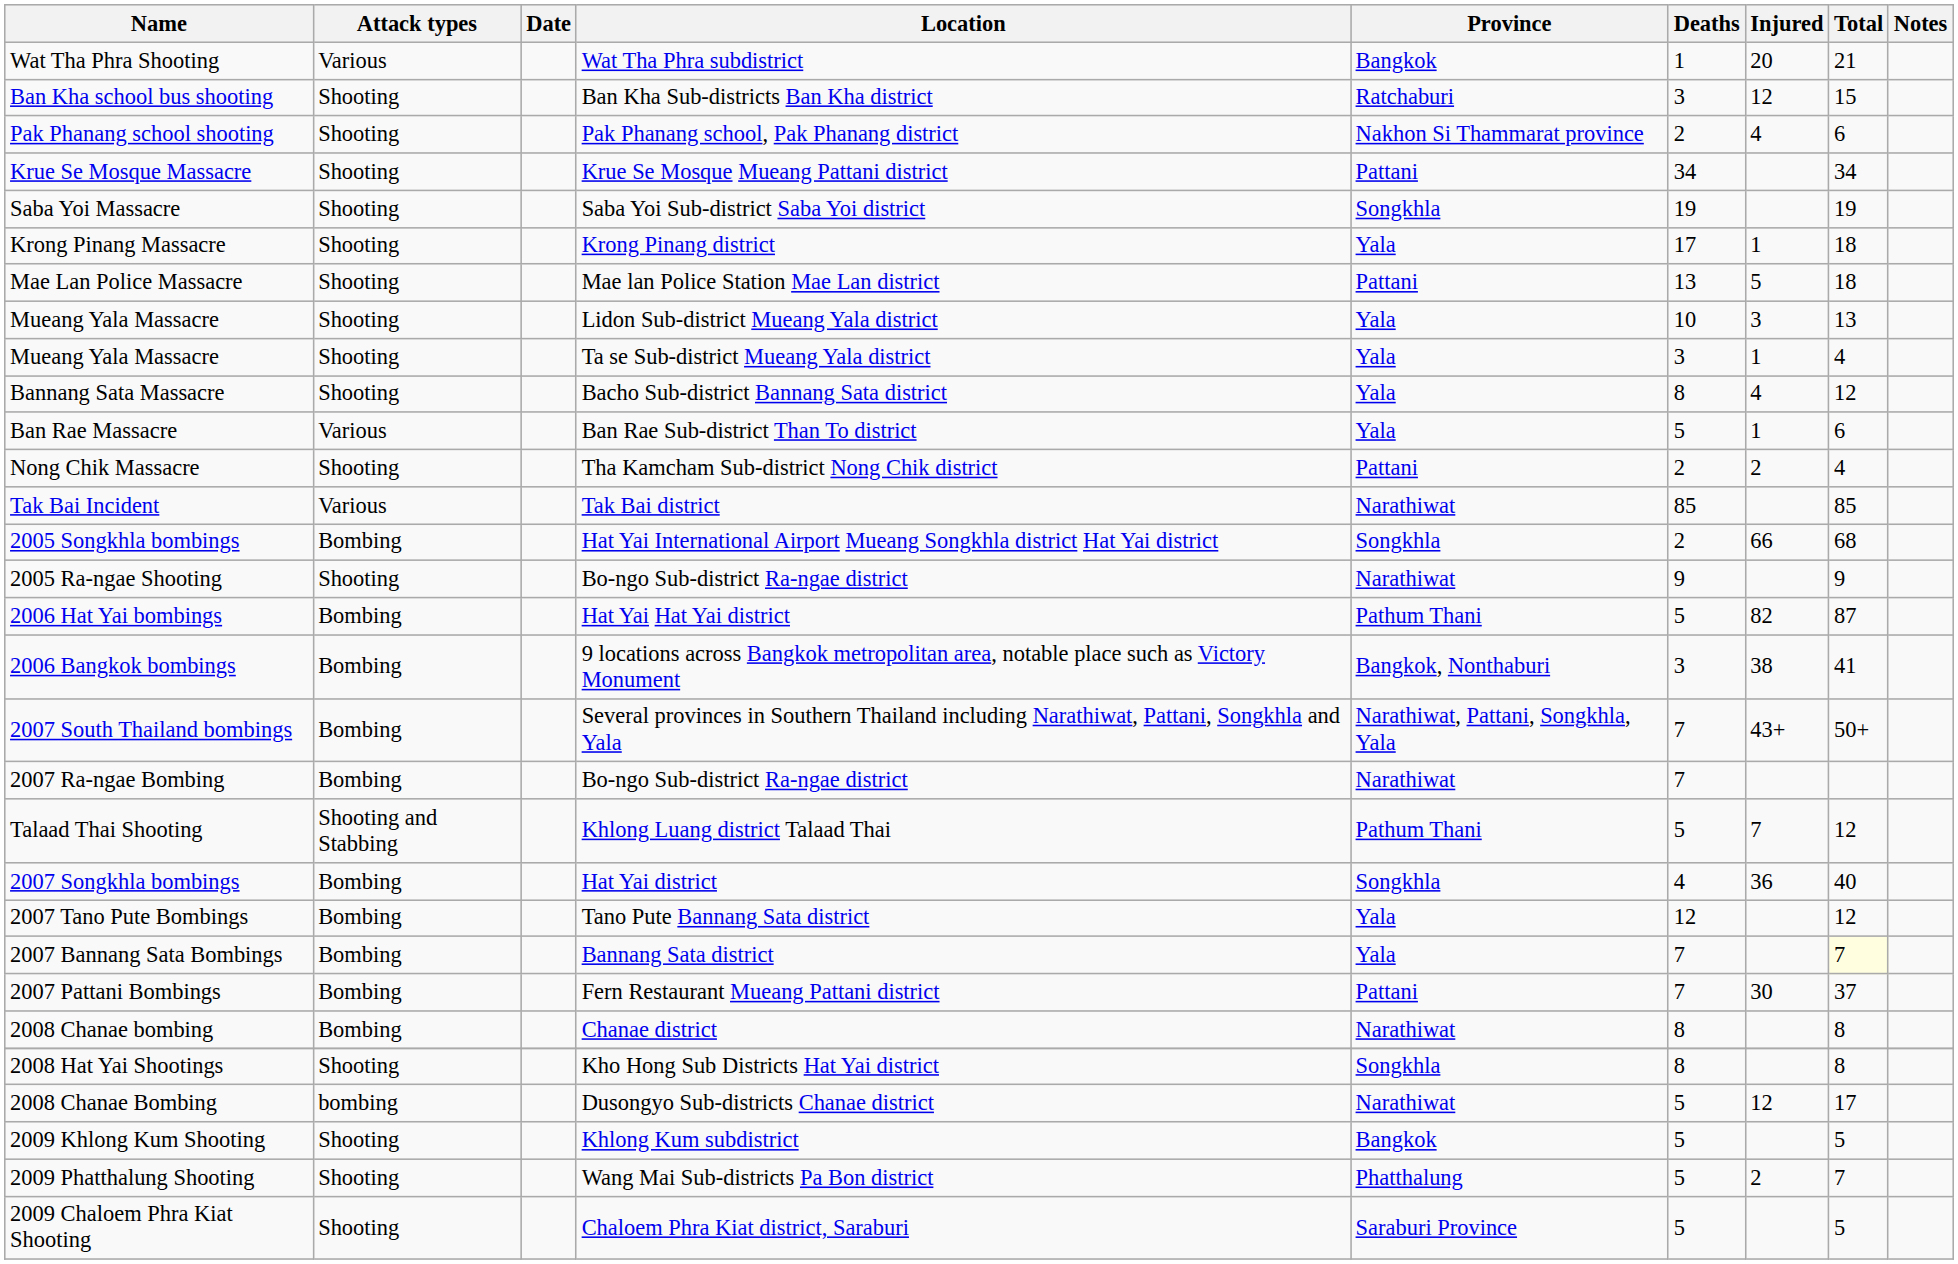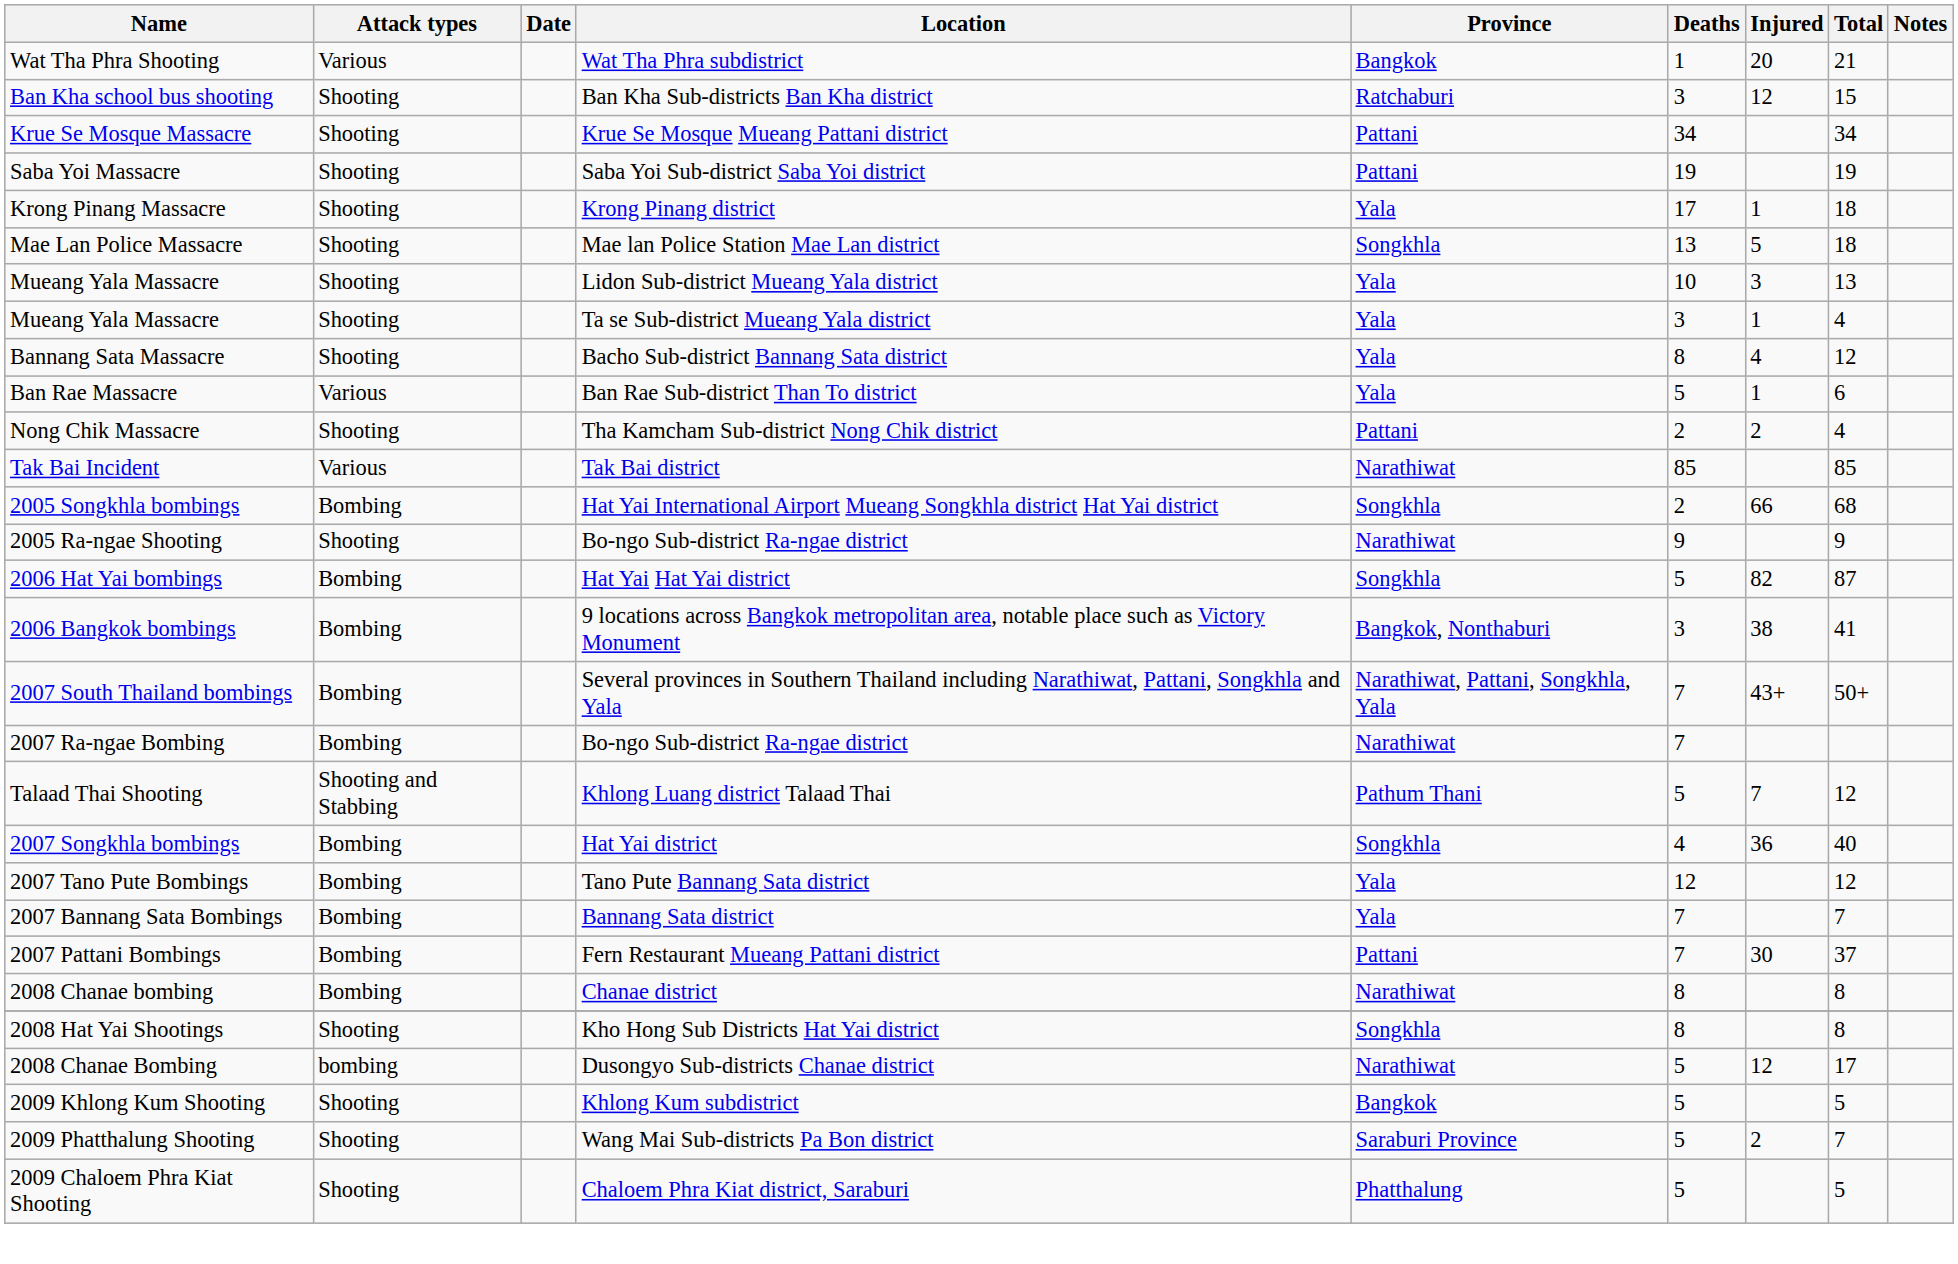- row: (142, 134)
(1398, 208) Songkhla -> (1387, 171) Pattani
(1387, 282) Pattani -> (1398, 245) Songkhla
(1419, 616) Pathum Thani -> (1398, 579) Songkhla
(1840, 955) lightyellow background -> (1840, 918) no background
(1409, 1177) Phatthalung -> (1436, 1140) Saraburi Province
(1436, 1227) Saraburi Province -> (1409, 1190) Phatthalung
